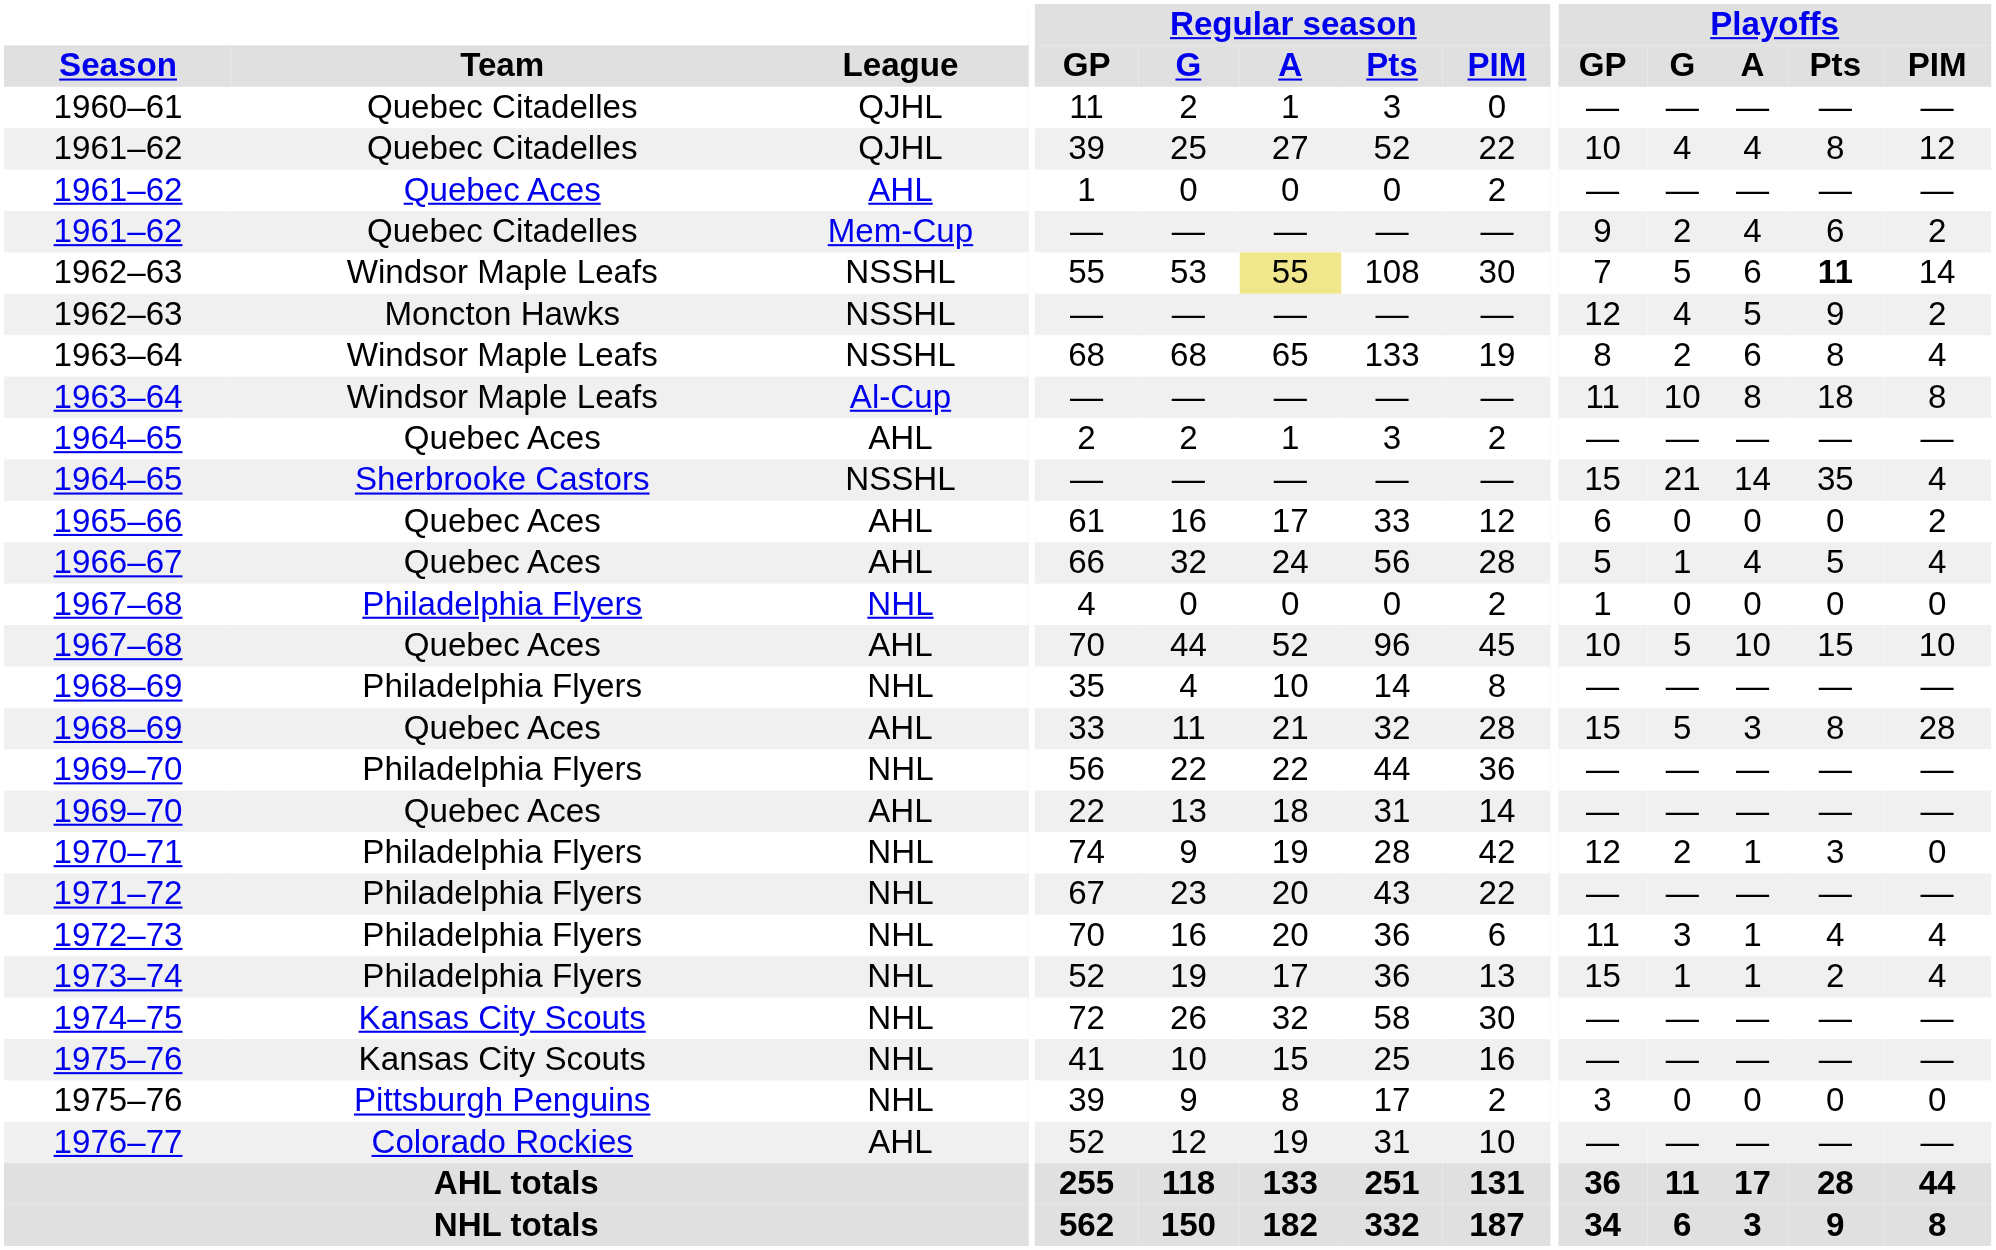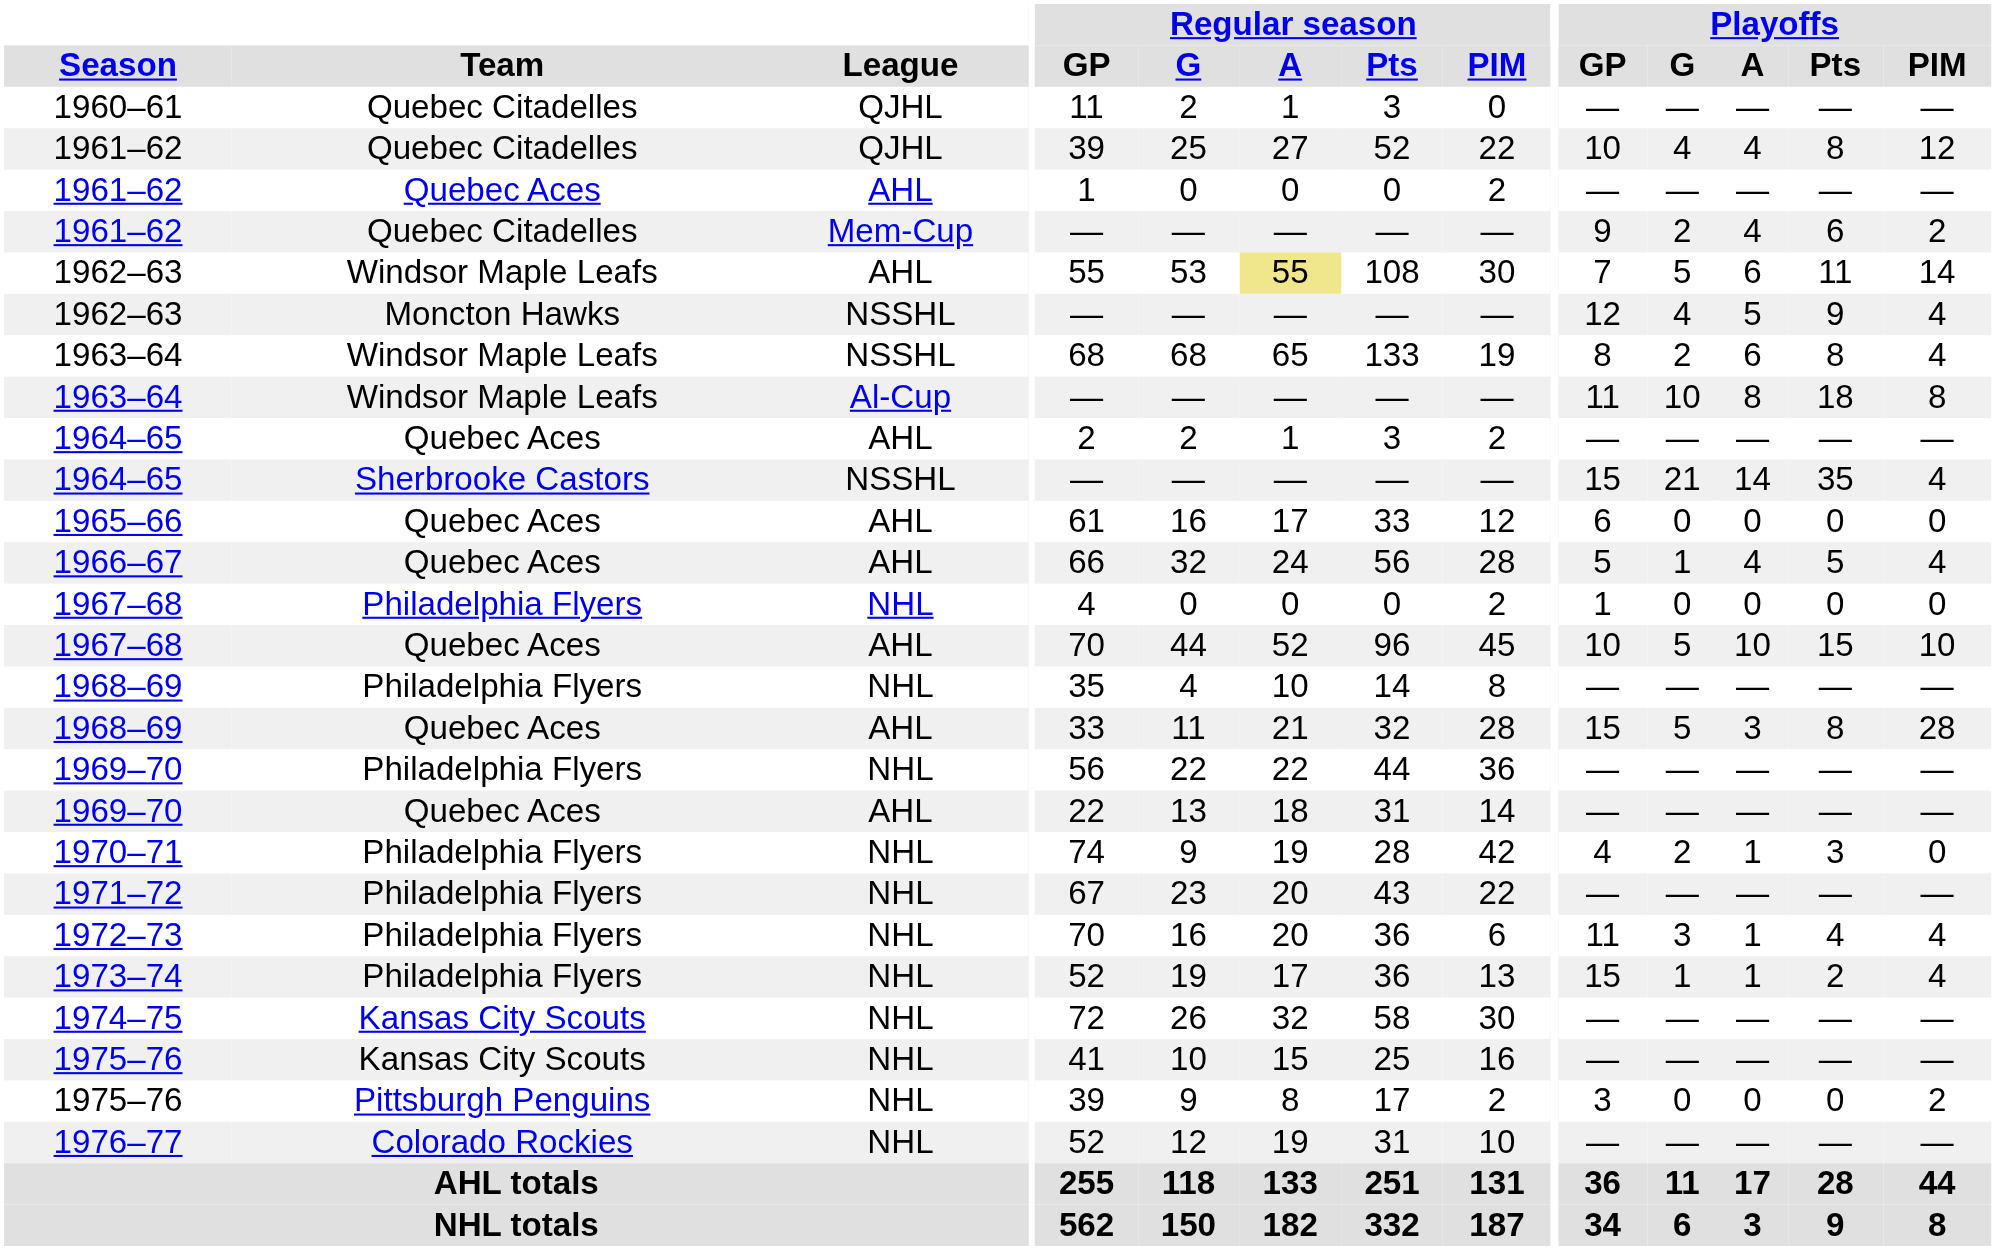(900, 272) NSSHL -> (900, 272) AHL
(1835, 272) bold -> (1835, 272) normal
(1937, 313) 2 -> (1937, 313) 4
(1937, 520) 2 -> (1937, 520) 0
(1603, 852) 12 -> (1603, 852) 4
(1937, 1100) 0 -> (1937, 1100) 2
(900, 1141) AHL -> (900, 1141) NHL
